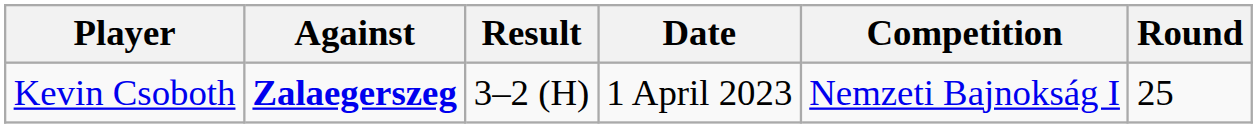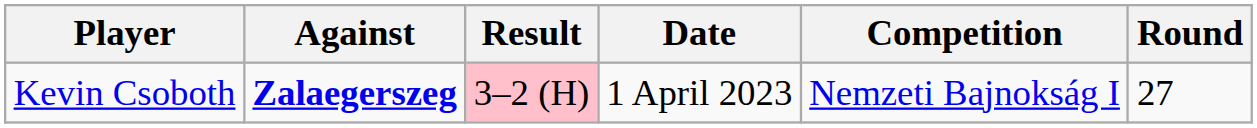(532, 92) no background -> (532, 92) pink background
(1155, 92) 25 -> (1155, 92) 27
